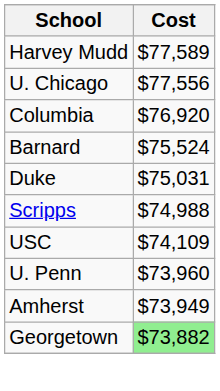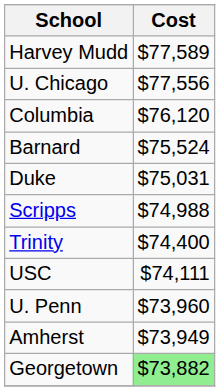(174, 115) $76,920 -> (174, 115) $76,120
+ row: (36, 242)
(174, 242) $74,109 -> (175, 274) $74,111
